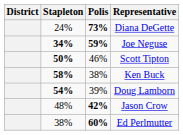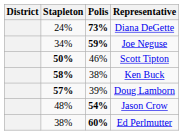(63, 43) bold -> (63, 43) normal
(63, 91) 54% -> (63, 91) 57%
(98, 106) 42% -> (98, 106) 54%
